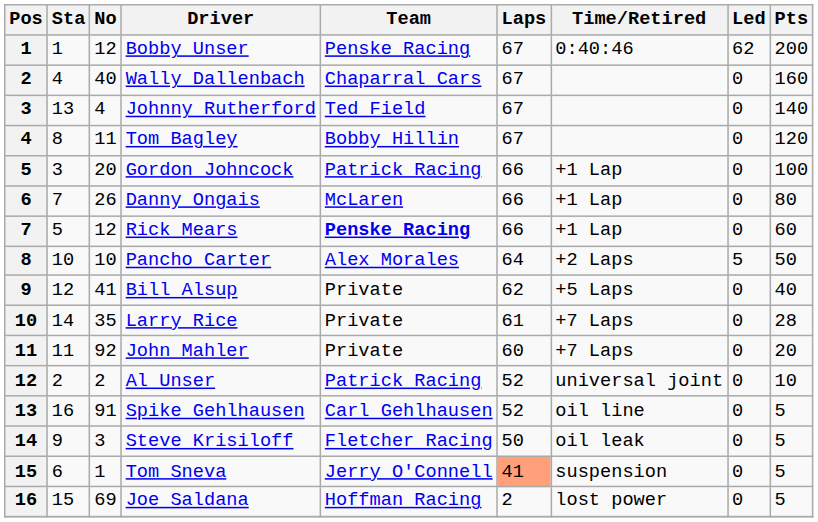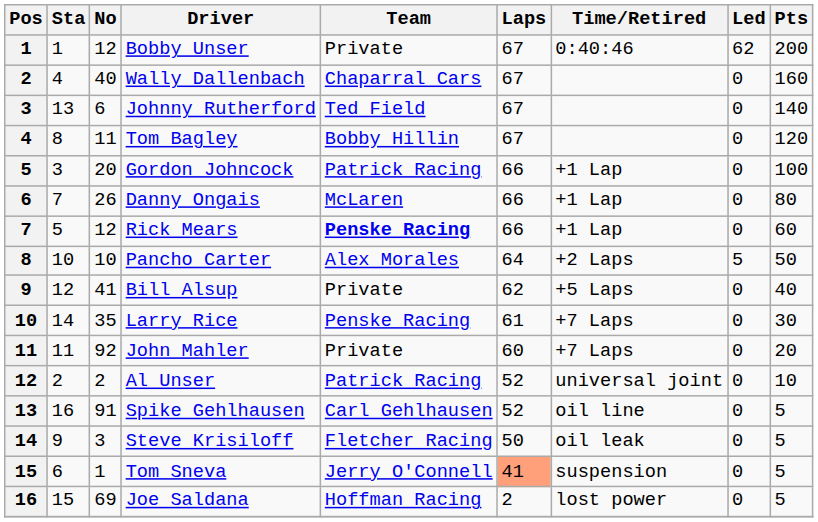(398, 50) Penske Racing -> (364, 50) Private
(100, 110) 4 -> (100, 110) 6
(364, 321) Private -> (398, 321) Penske Racing
(786, 321) 28 -> (786, 321) 30
